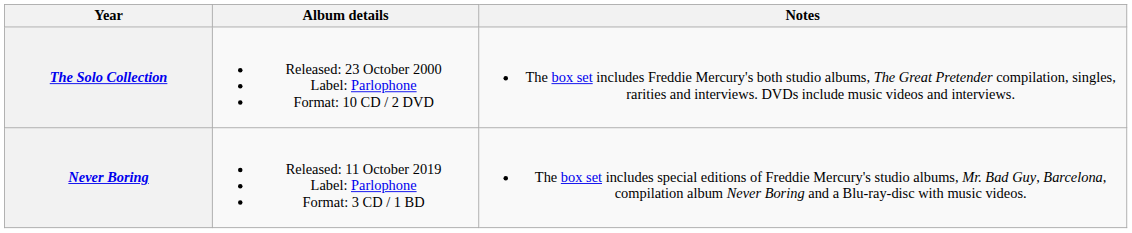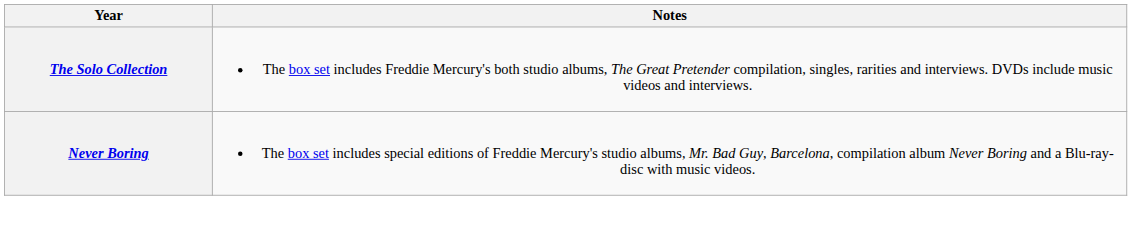- column: (346, 15)
